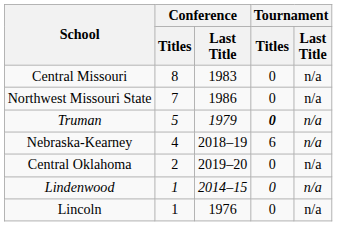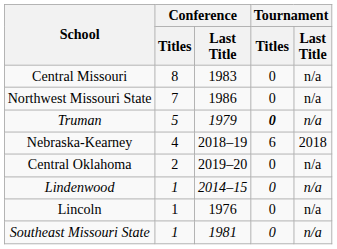(313, 143) n/a -> (313, 143) 2018
+ row: (80, 232)
